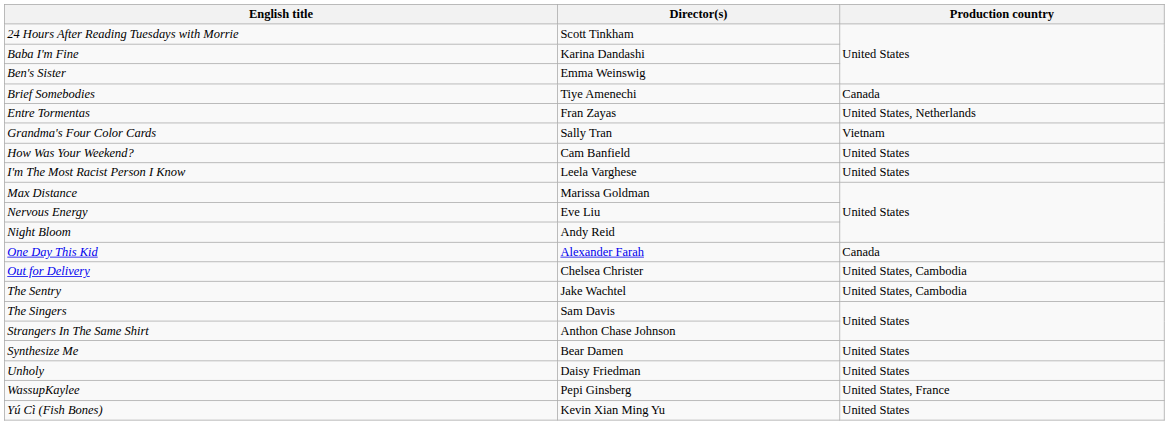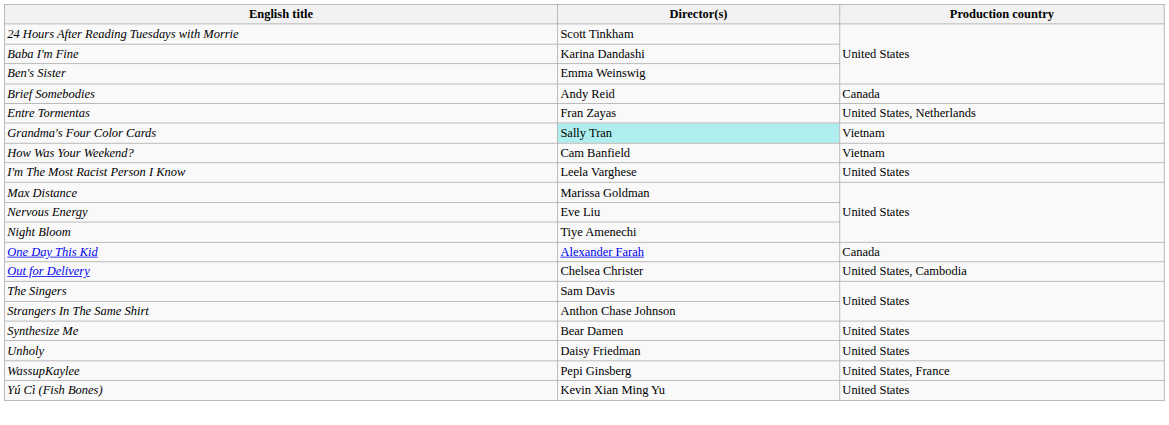(598, 93) Tiye Amenechi -> (588, 93) Andy Reid
(586, 133) no background -> (586, 133) paleturquoise background
(876, 152) United States -> (863, 152) Vietnam
(588, 232) Andy Reid -> (598, 232) Tiye Amenechi
- row: (34, 291)
